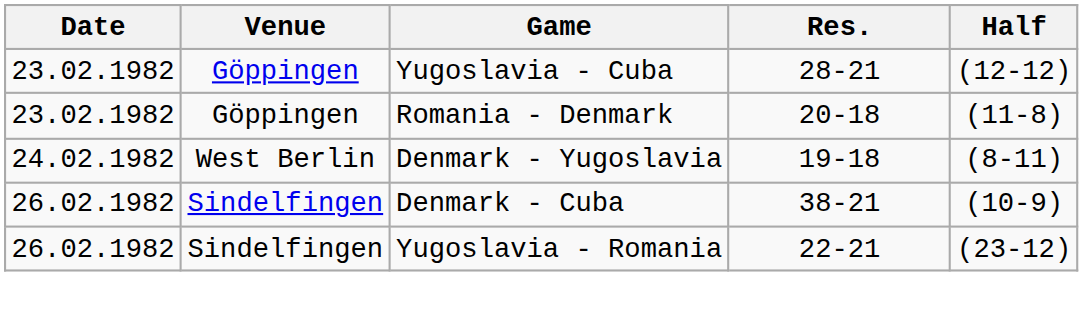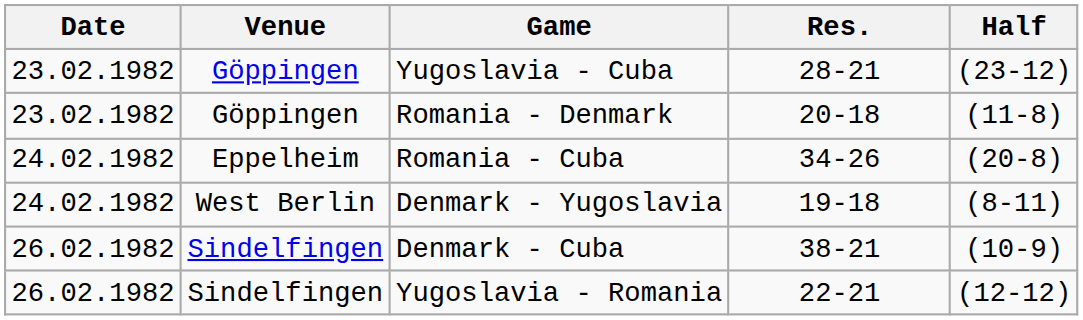(1014, 71) (12-12) -> (1014, 71) (23-12)
+ row: (510, 160)
(1014, 249) (23-12) -> (1014, 293) (12-12)
